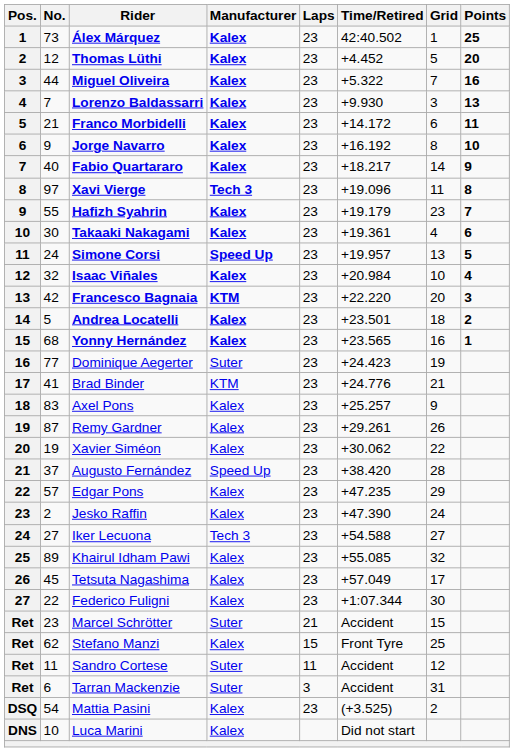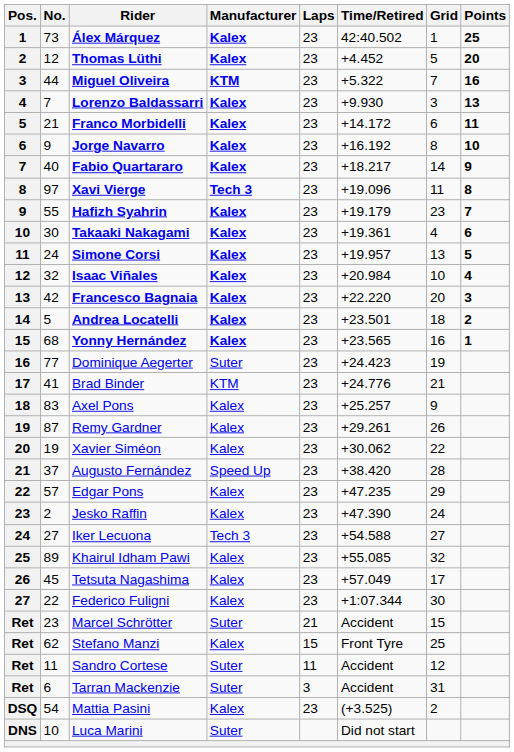(228, 80) Kalex -> (225, 80) KTM
(241, 254) Speed Up -> (228, 254) Kalex
(225, 297) KTM -> (228, 297) Kalex
(227, 730) Kalex -> (226, 730) Suter
